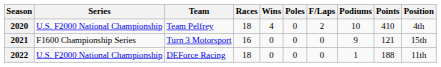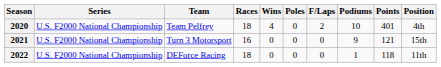(388, 26) 410 -> (388, 26) 401
(86, 41) F1600 Championship Series -> (99, 41) U.S. F2000 National Championship
(388, 55) 188 -> (388, 55) 118
